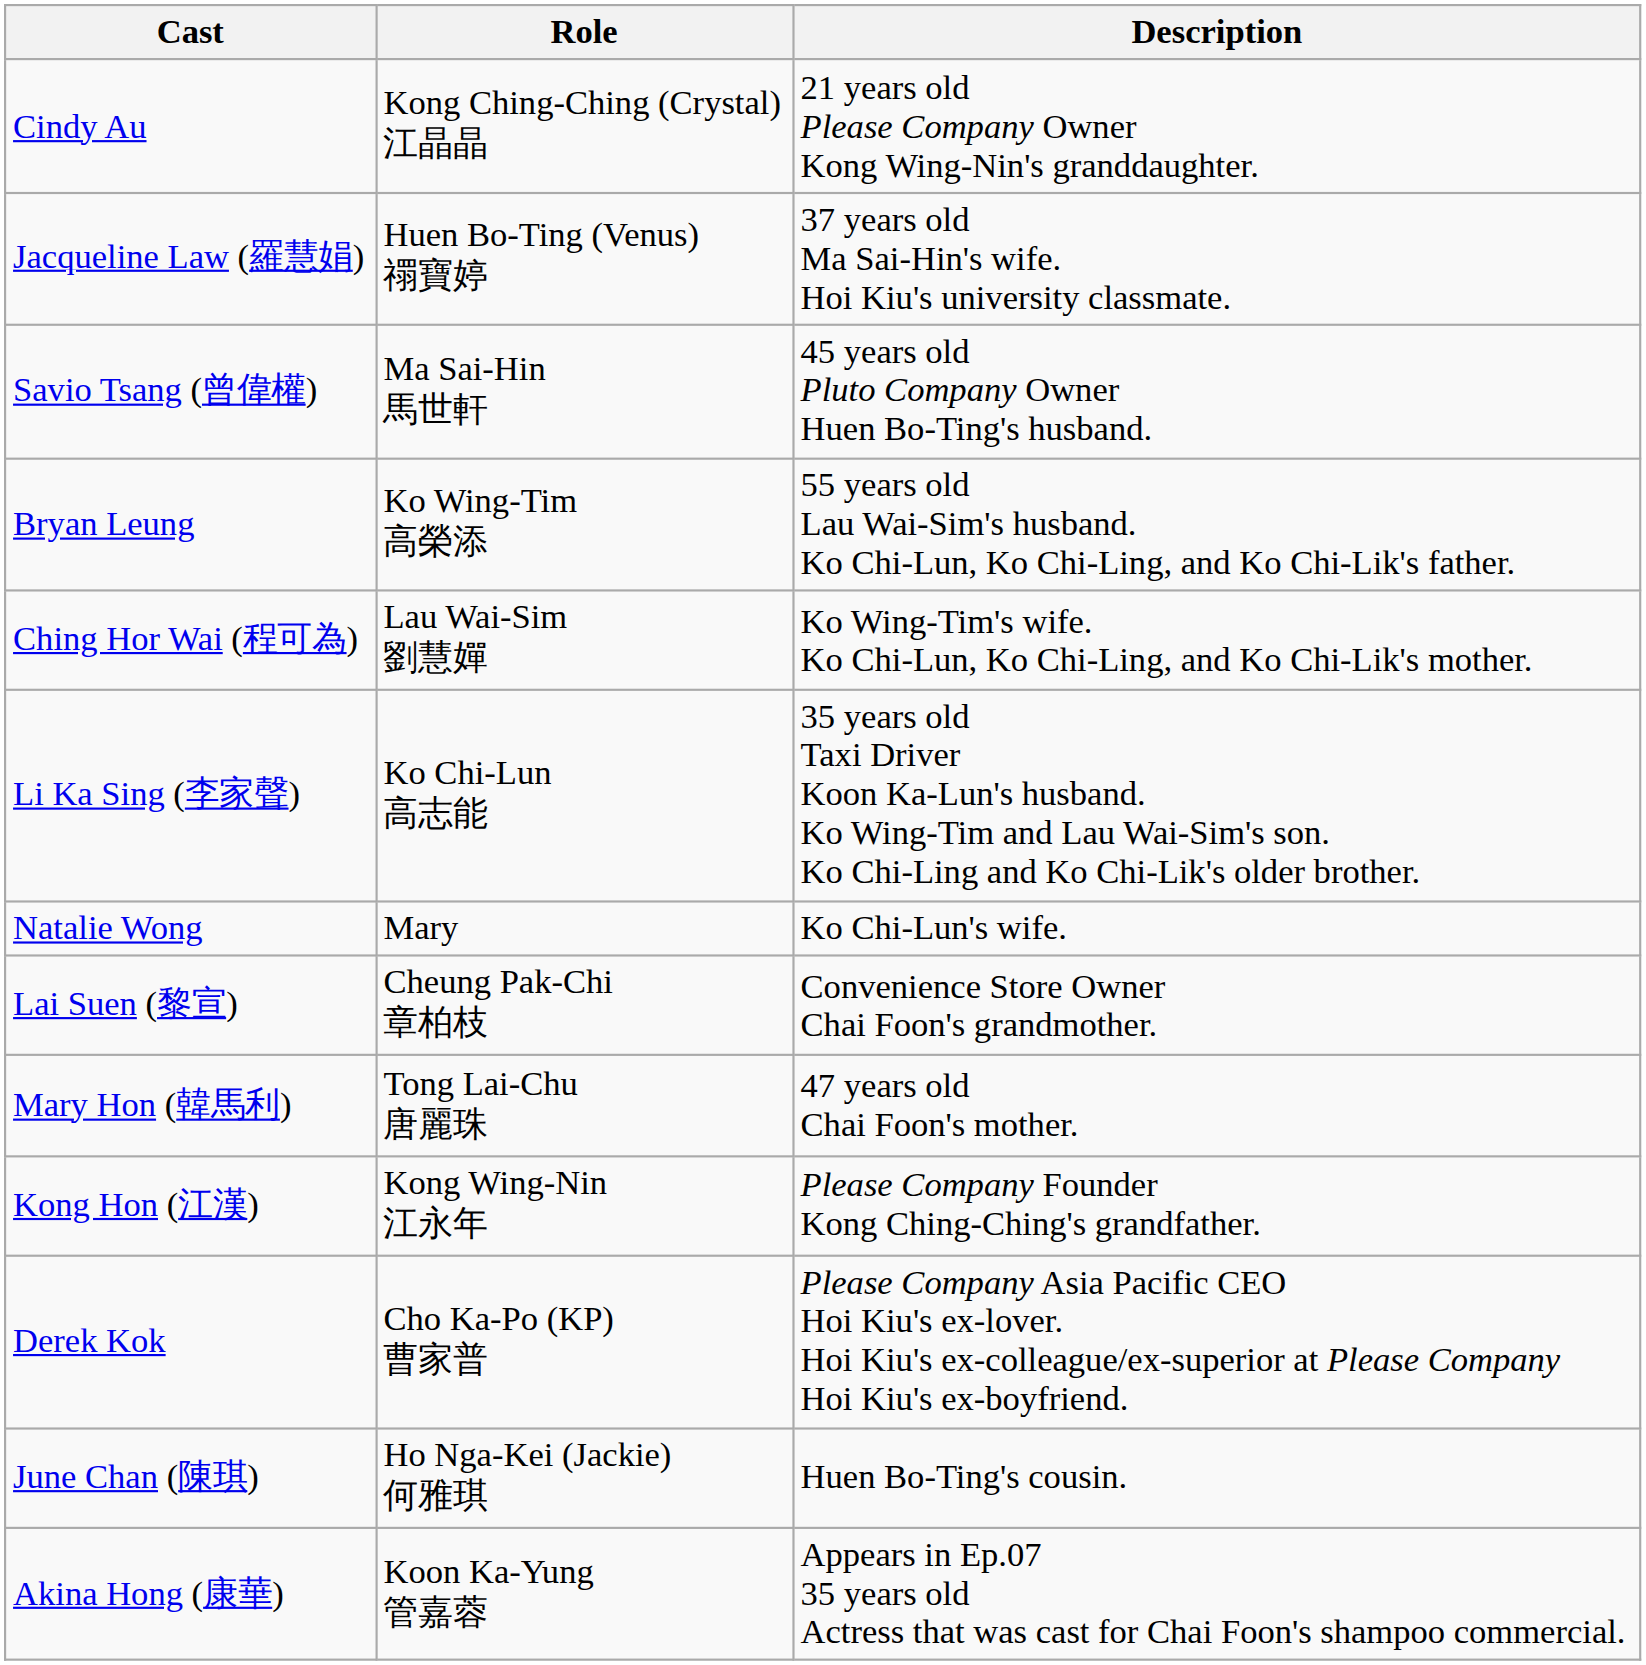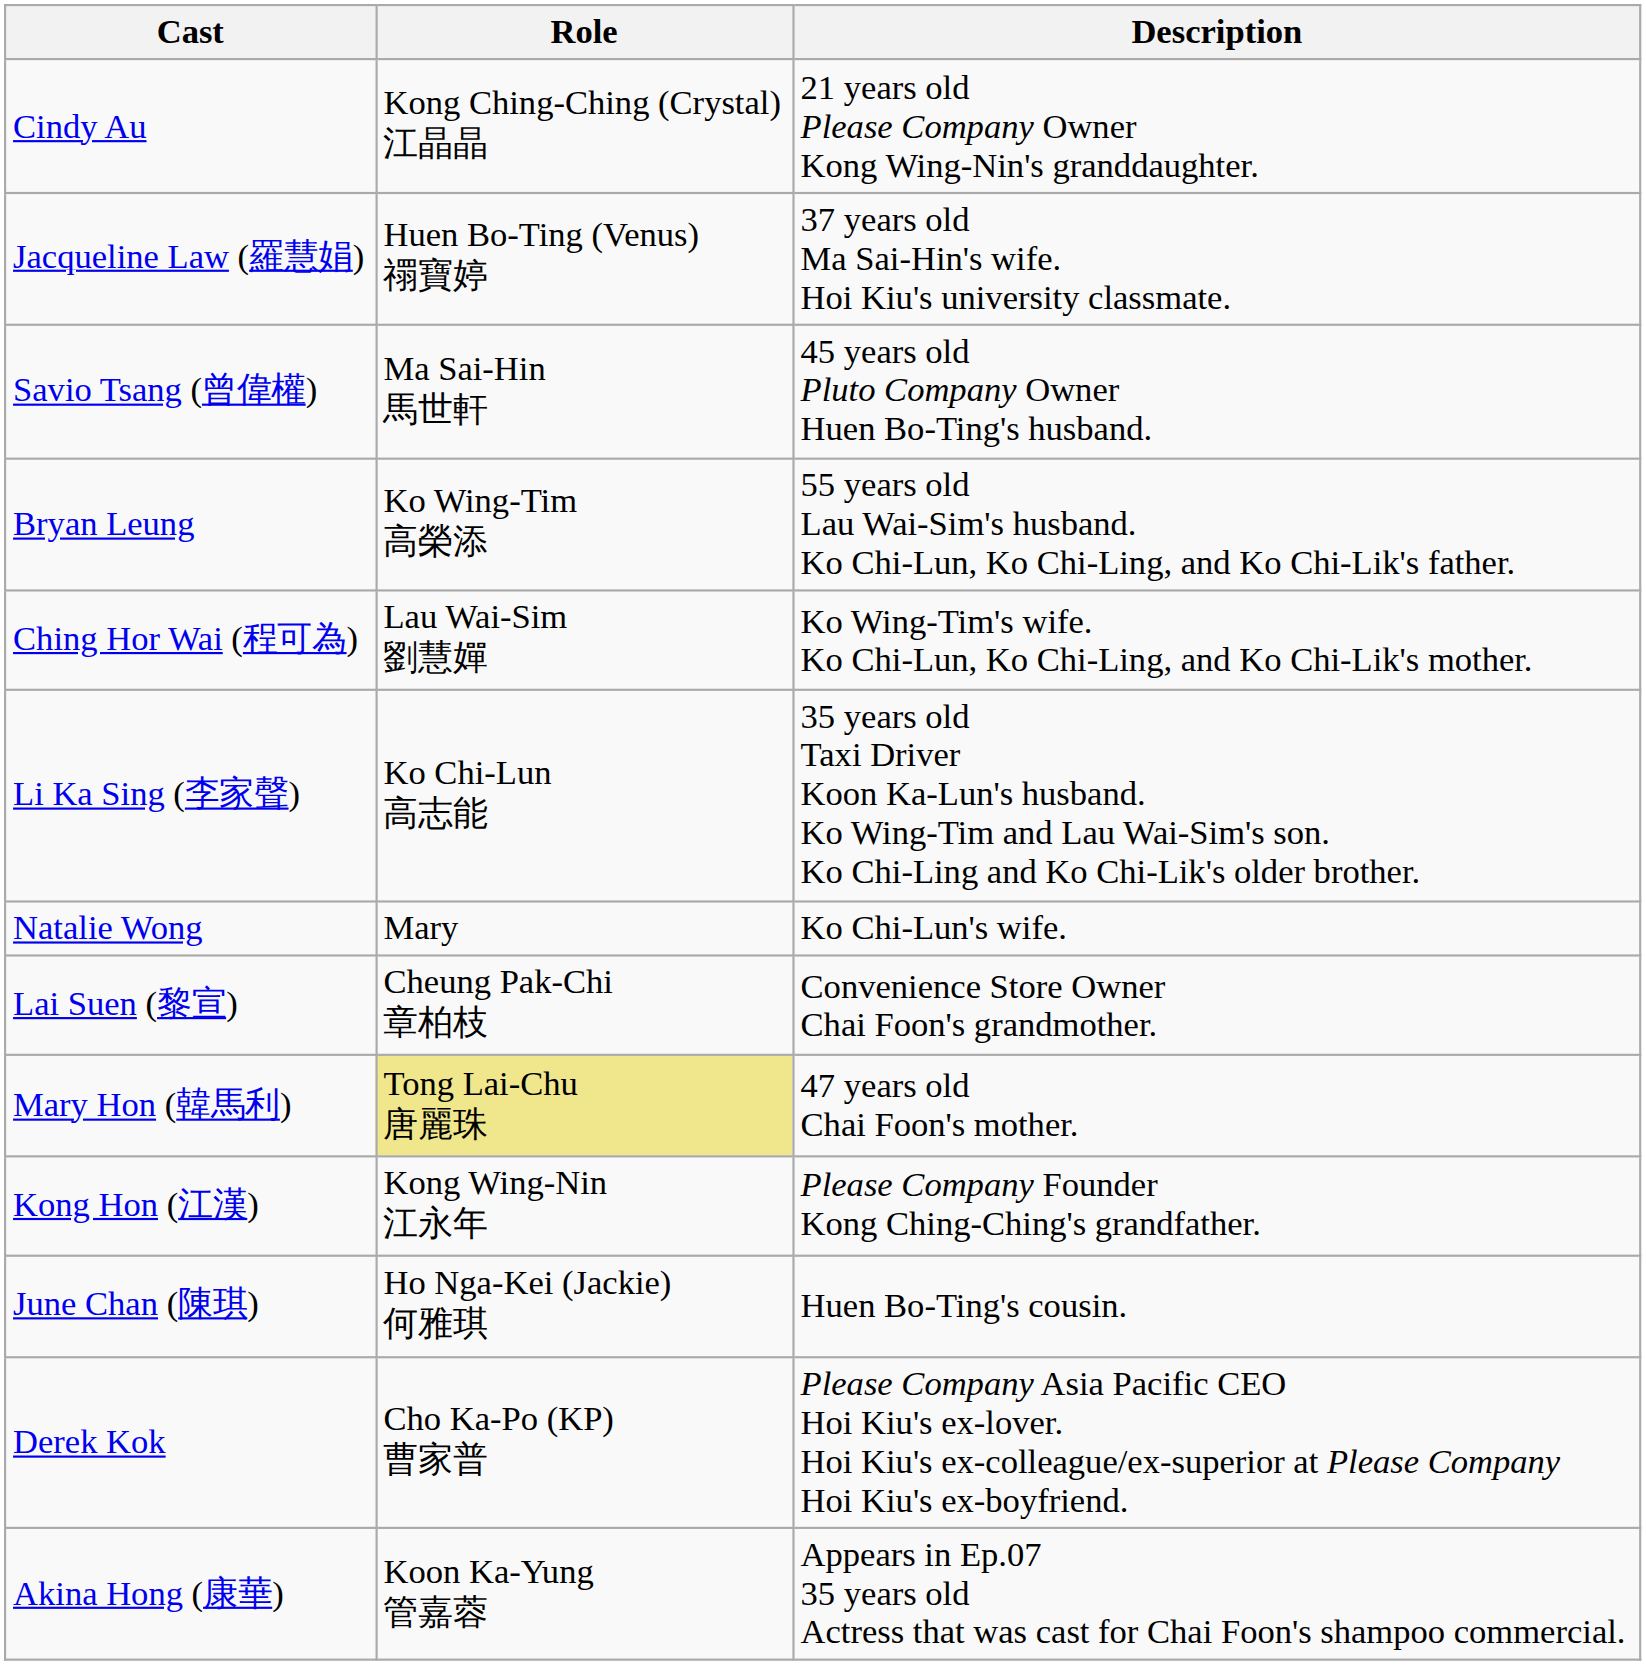(481, 1102) no background -> (481, 1102) khaki background
rows swapped: (89, 1341) <-> (136, 1475)
